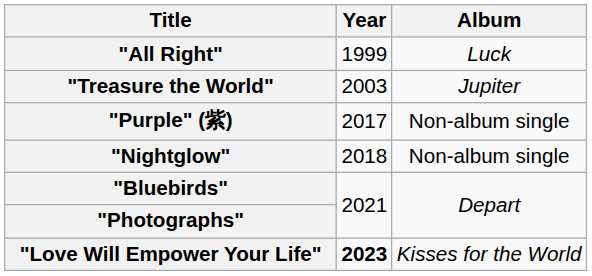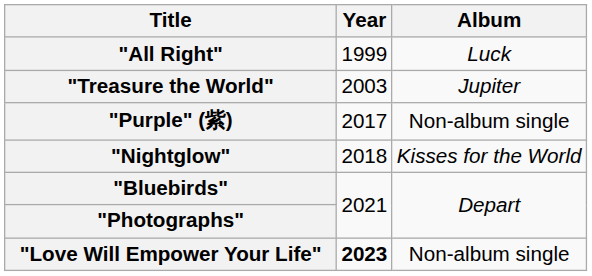(489, 155) Non-album single -> (489, 155) Kisses for the World
(489, 253) Kisses for the World -> (489, 253) Non-album single
